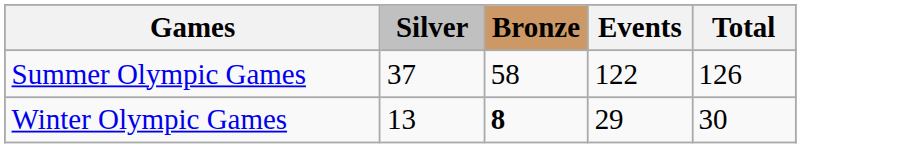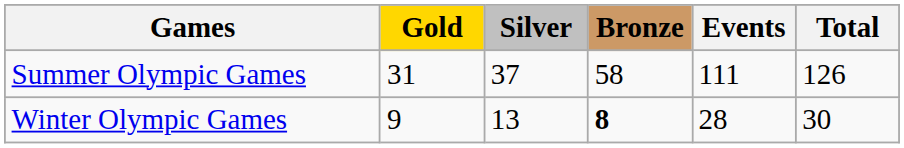+ column: (432, 27)
(616, 73) 122 -> (719, 73) 111
(609, 119) 29 -> (713, 119) 28
